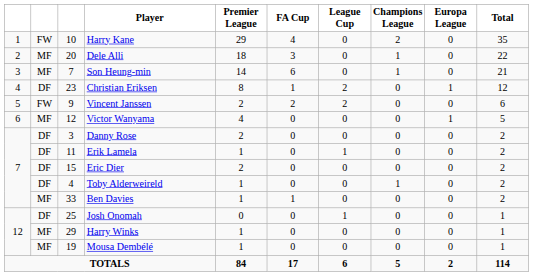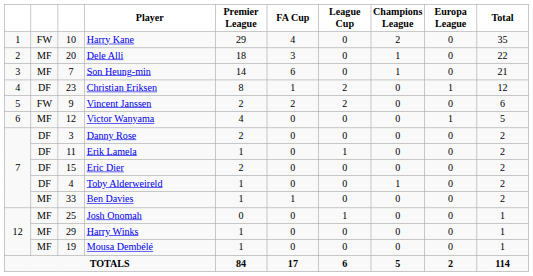(44, 215) DF -> (44, 215) MF
